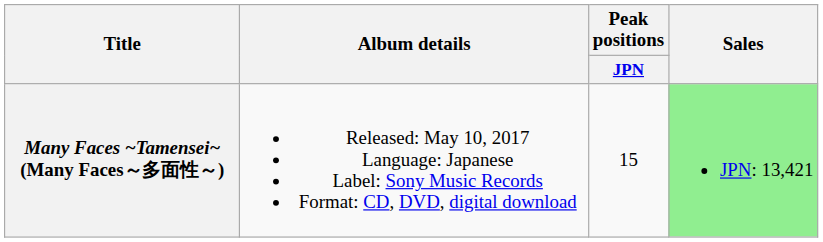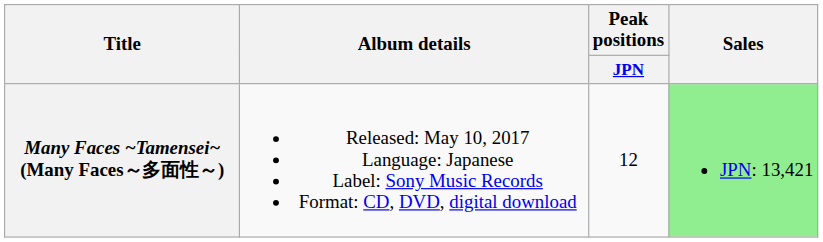(628, 160) 15 -> (628, 160) 12
